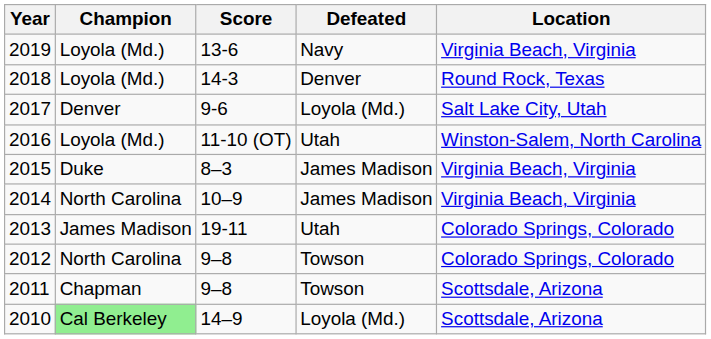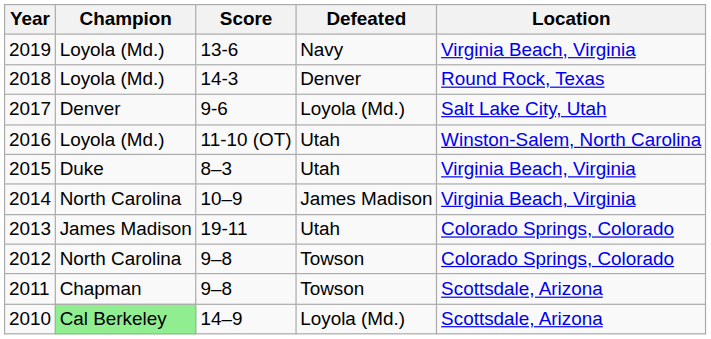(366, 169) James Madison -> (320, 169) Utah
